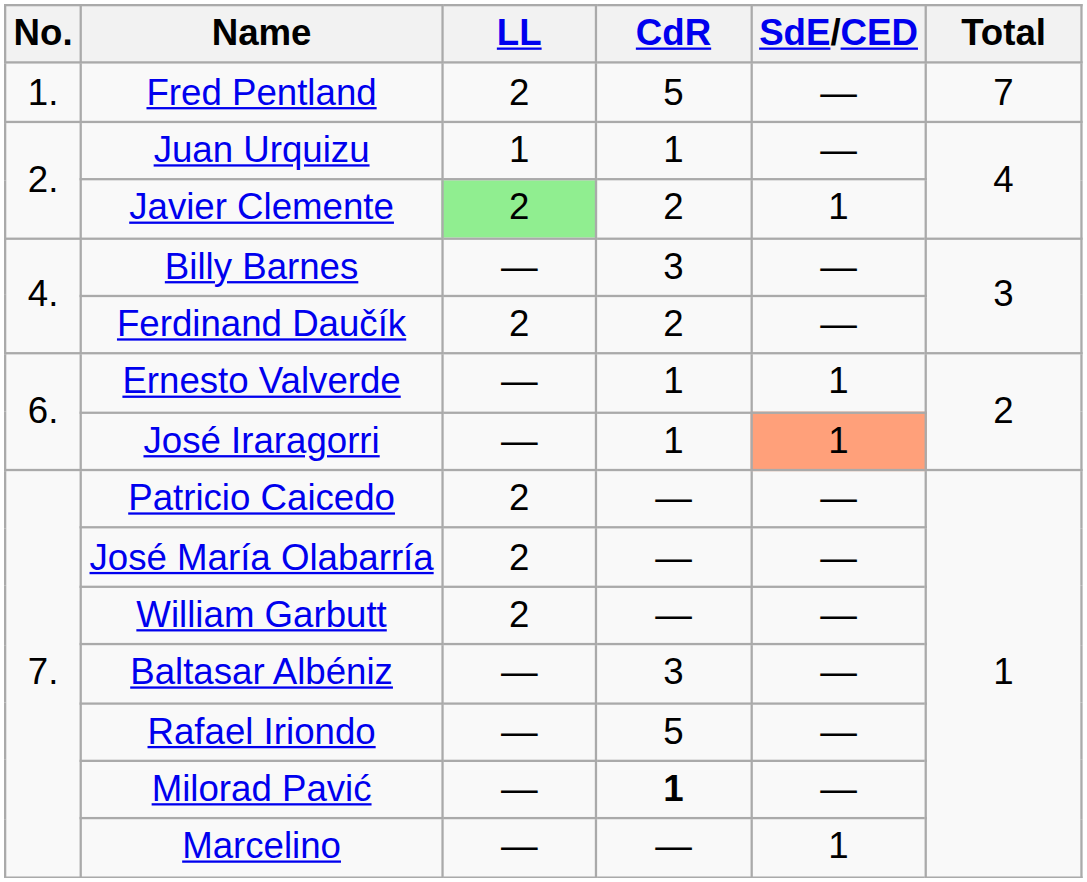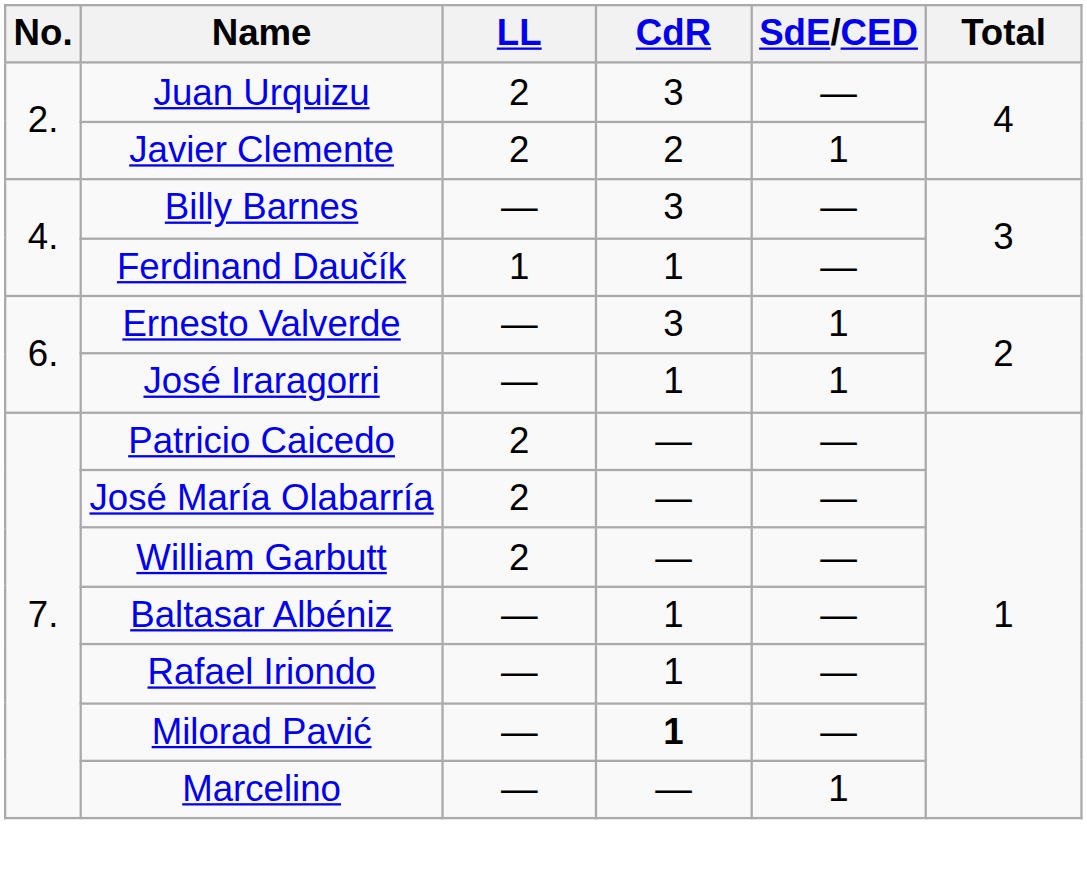- row: (262, 91)
(519, 149) 1 -> (519, 91) 2
(674, 149) 1 -> (674, 91) 3
(519, 207) lightgreen background -> (519, 149) no background
(519, 324) 2 -> (519, 265) 1
(674, 324) 2 -> (674, 265) 1
(674, 382) 1 -> (674, 324) 3
(839, 440) lightsalmon background -> (839, 382) no background
(674, 672) 3 -> (674, 614) 1
(674, 730) 5 -> (674, 672) 1
